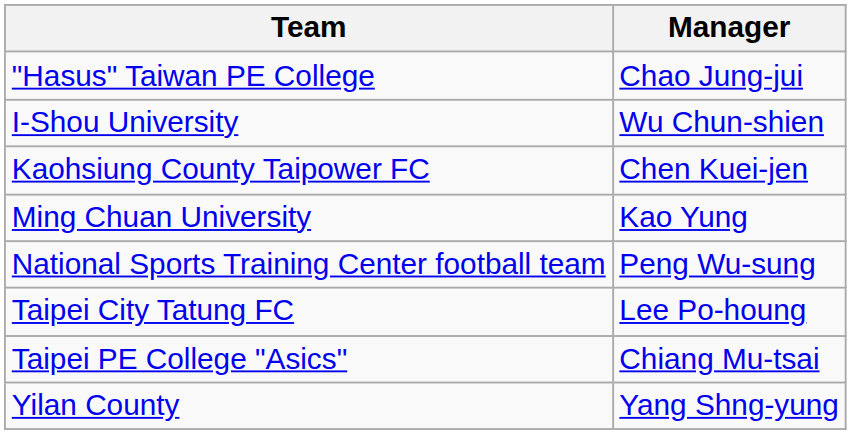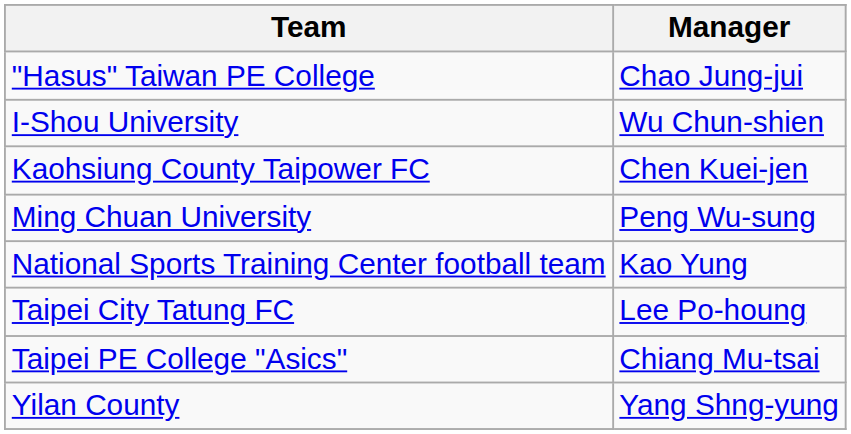(684, 216) Kao Yung -> (718, 216) Peng Wu-sung
(718, 264) Peng Wu-sung -> (684, 264) Kao Yung
